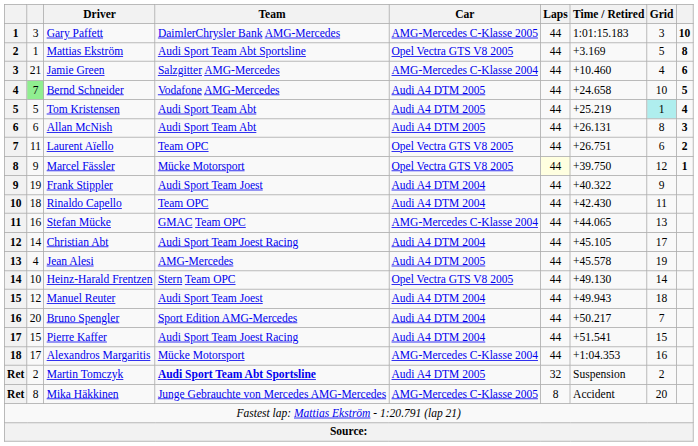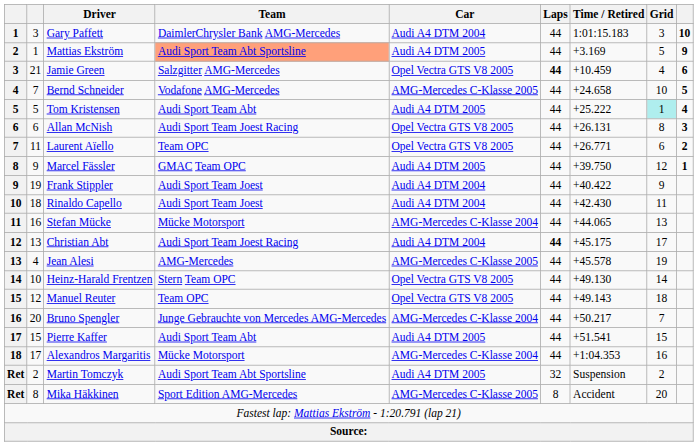(465, 33) AMG-Mercedes C-Klasse 2005 -> (438, 33) Audi A4 DTM 2004
(232, 52) no background -> (232, 52) lightsalmon background
(452, 52) Opel Vectra GTS V8 2005 -> (438, 52) Audi A4 DTM 2005
(685, 52) 8 -> (685, 52) 9
(465, 71) AMG-Mercedes C-Klasse 2004 -> (452, 71) Opel Vectra GTS V8 2005
(556, 71) normal -> (556, 71) bold
(592, 71) +10.460 -> (592, 71) +10.459
(36, 90) lightgreen background -> (36, 90) no background
(438, 90) Audi A4 DTM 2005 -> (465, 90) AMG-Mercedes C-Klasse 2005
(592, 109) +25.219 -> (592, 109) +25.222
(207, 128) Audi Sport Team Abt -> (228, 128) Audi Sport Team Joest Racing
(438, 128) Audi A4 DTM 2005 -> (452, 128) Opel Vectra GTS V8 2005
(592, 147) +26.751 -> (592, 147) +26.771
(201, 166) Mücke Motorsport -> (202, 166) GMAC Team OPC
(452, 166) Opel Vectra GTS V8 2005 -> (438, 166) Audi A4 DTM 2005
(556, 166) lightyellow background -> (556, 166) no background
(592, 185) +40.322 -> (592, 185) +40.422
(183, 204) Team OPC -> (210, 204) Audi Sport Team Joest
(202, 223) GMAC Team OPC -> (201, 223) Mücke Motorsport
(36, 242) 14 -> (36, 242) 13
(556, 242) normal -> (556, 242) bold
(592, 242) +45.105 -> (592, 242) +45.175
(438, 261) Audi A4 DTM 2005 -> (465, 261) AMG-Mercedes C-Klasse 2005
(210, 299) Audi Sport Team Joest -> (183, 299) Team OPC
(438, 299) Audi A4 DTM 2004 -> (452, 299) Opel Vectra GTS V8 2005
(592, 299) +49.943 -> (592, 299) +49.143
(228, 318) Sport Edition AMG-Mercedes -> (272, 318) Junge Gebrauchte von Mercedes AMG-Mercedes
(438, 318) Audi A4 DTM 2004 -> (465, 318) AMG-Mercedes C-Klasse 2004
(228, 337) Audi Sport Team Joest Racing -> (207, 337) Audi Sport Team Abt
(438, 337) Audi A4 DTM 2004 -> (438, 337) Audi A4 DTM 2005
(237, 375) bold -> (232, 375) normal
(272, 394) Junge Gebrauchte von Mercedes AMG-Mercedes -> (228, 394) Sport Edition AMG-Mercedes
